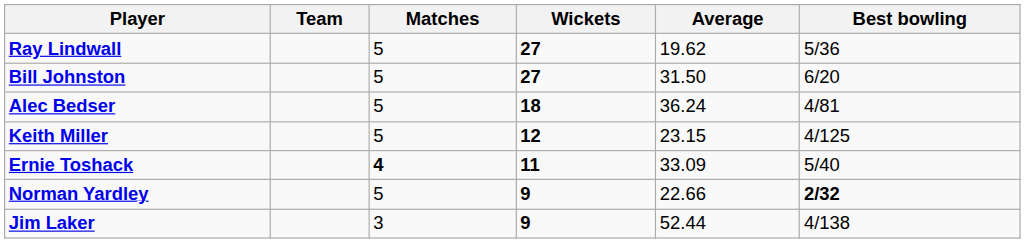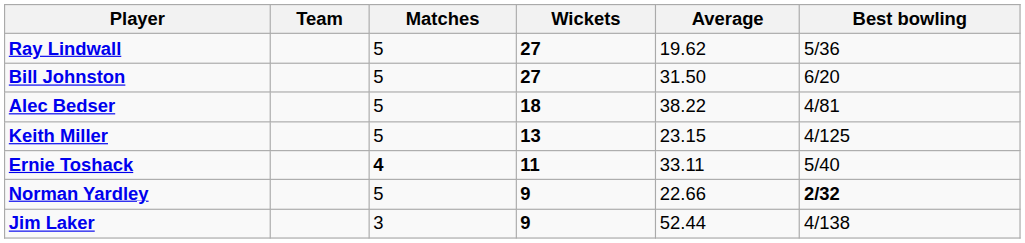(683, 106) 36.24 -> (683, 106) 38.22
(531, 135) 12 -> (531, 135) 13
(683, 164) 33.09 -> (682, 164) 33.11
